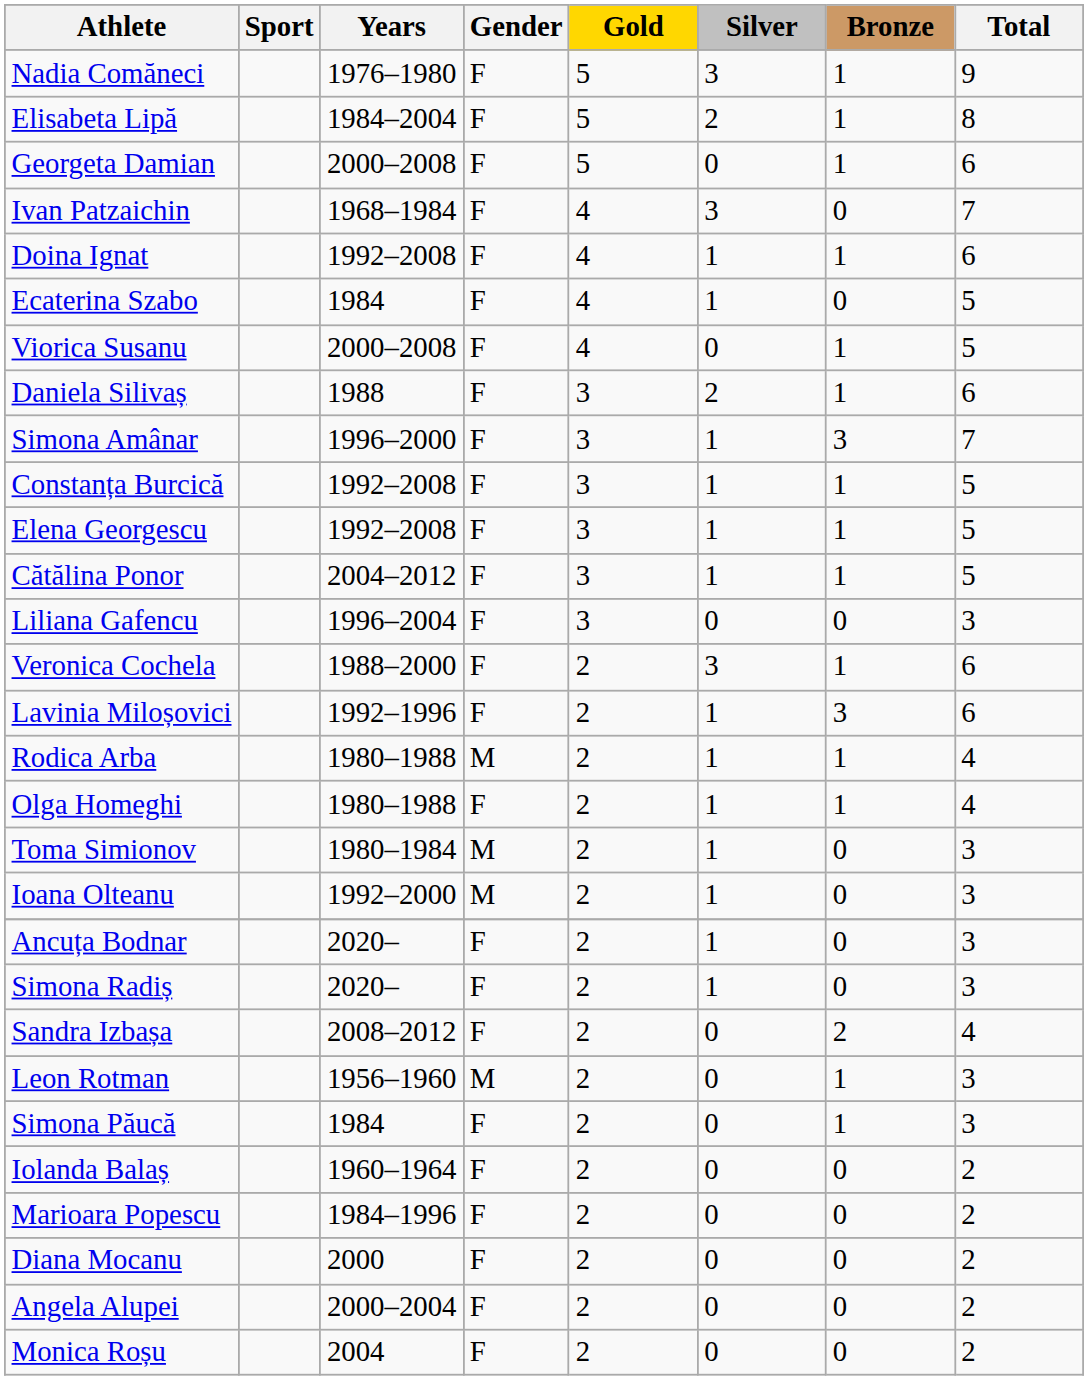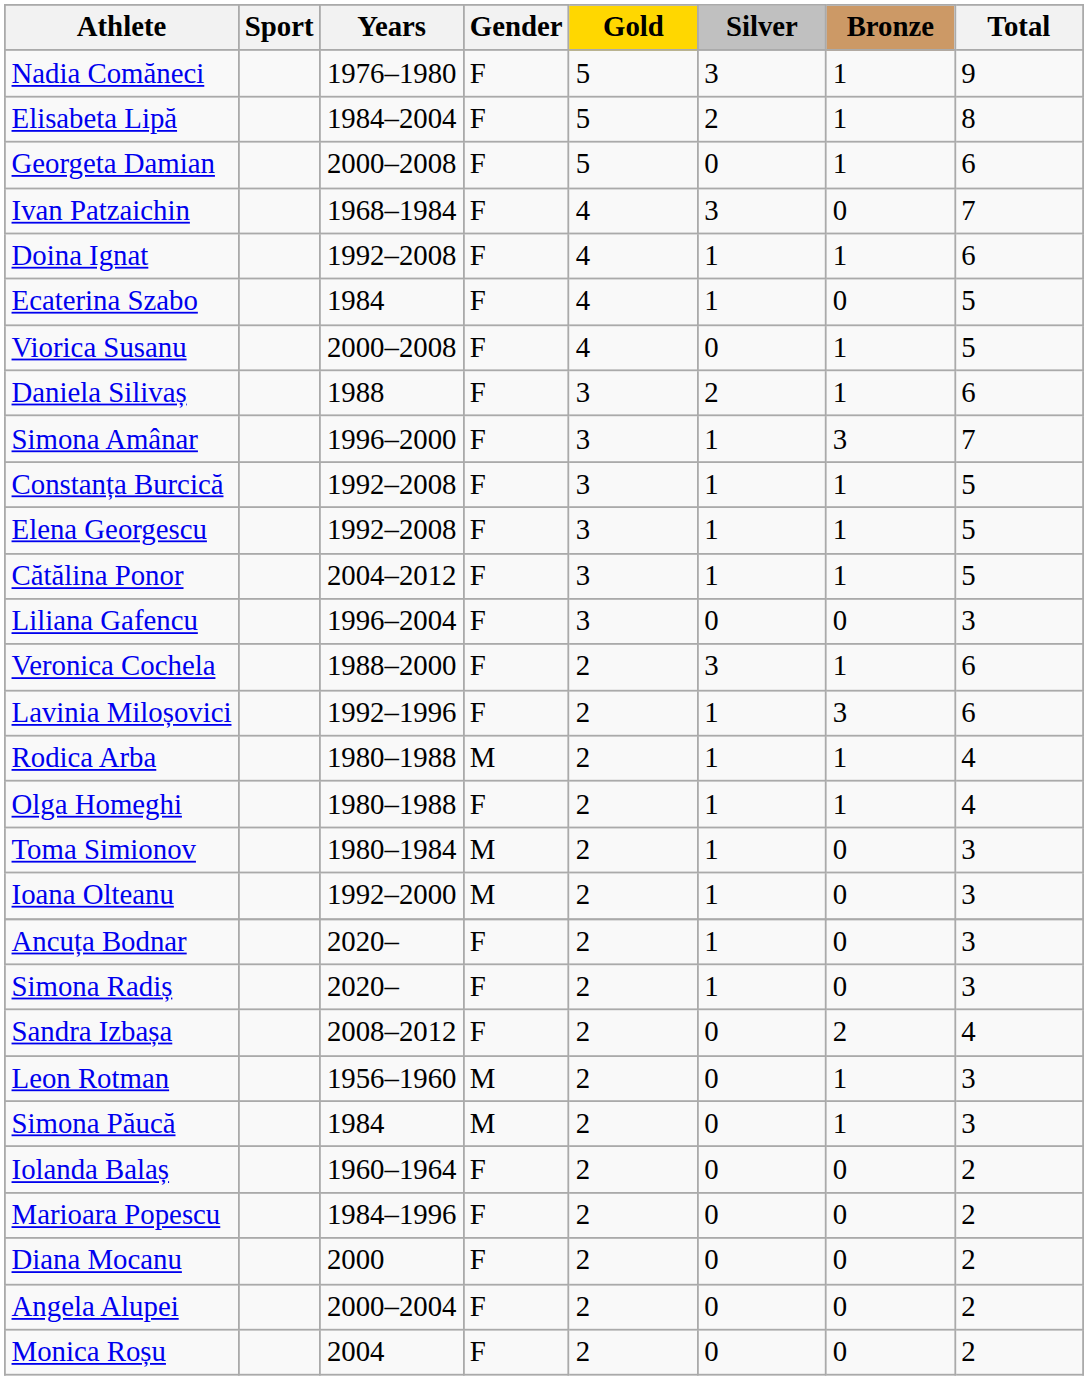(478, 1123) F -> (483, 1123) M
